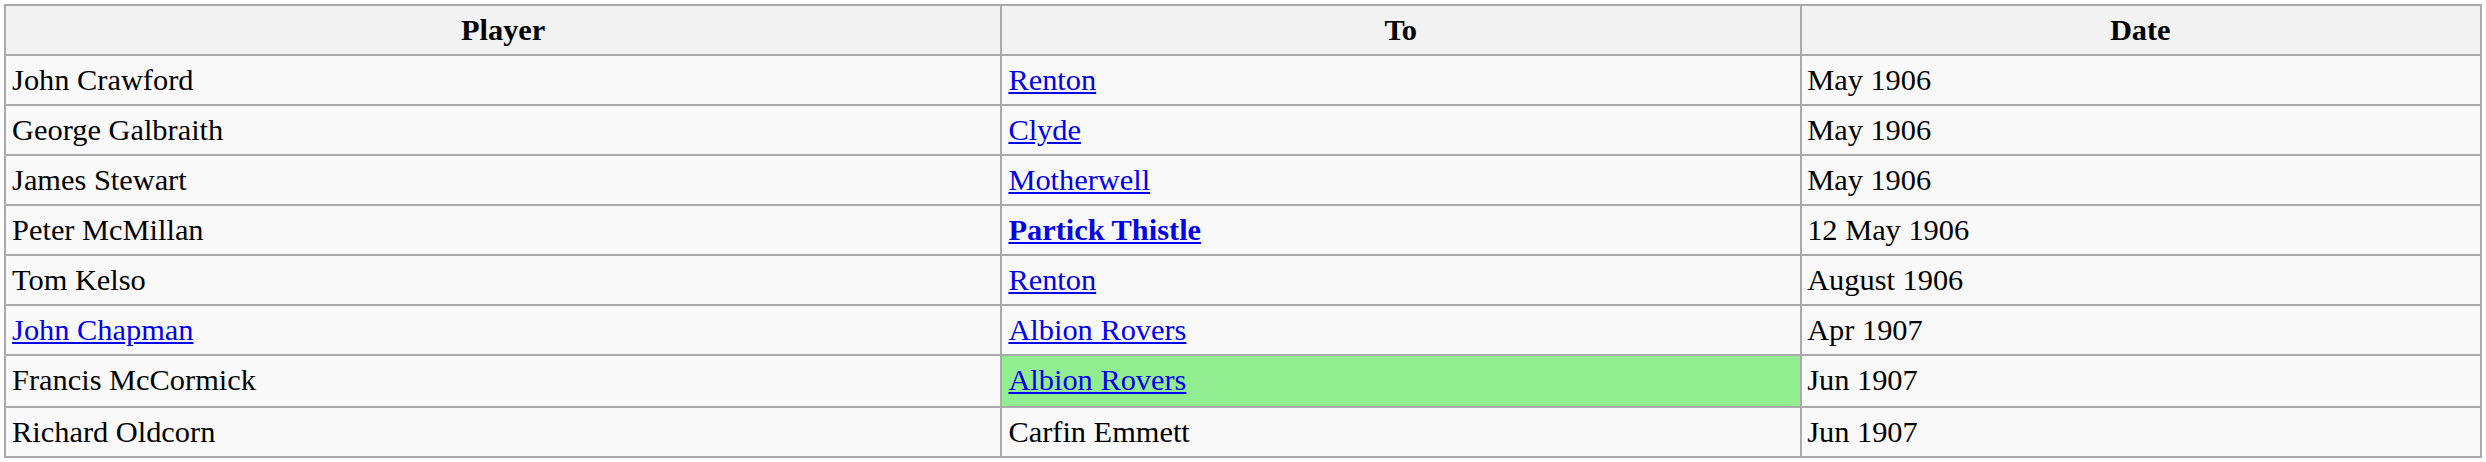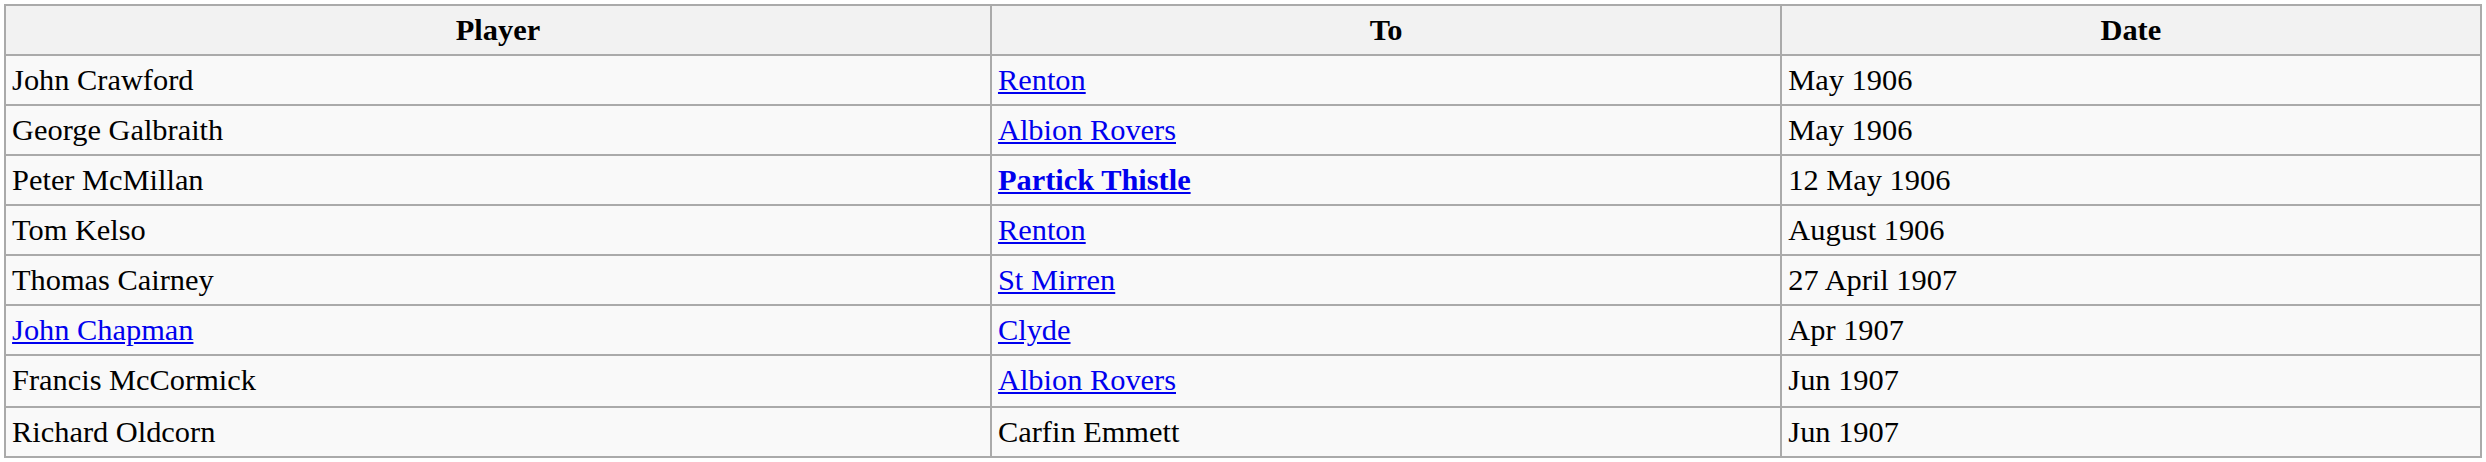(1045, 130) Clyde -> (1087, 130) Albion Rovers
- row: (99, 180)
+ row: (113, 280)
(1097, 330) Albion Rovers -> (1034, 330) Clyde
(1097, 380) lightgreen background -> (1087, 380) no background
